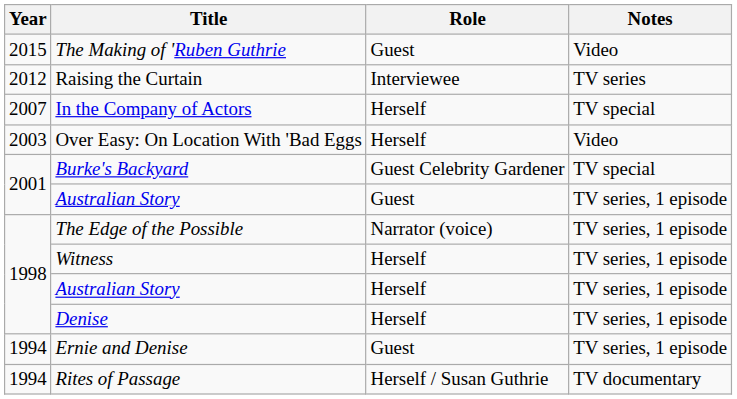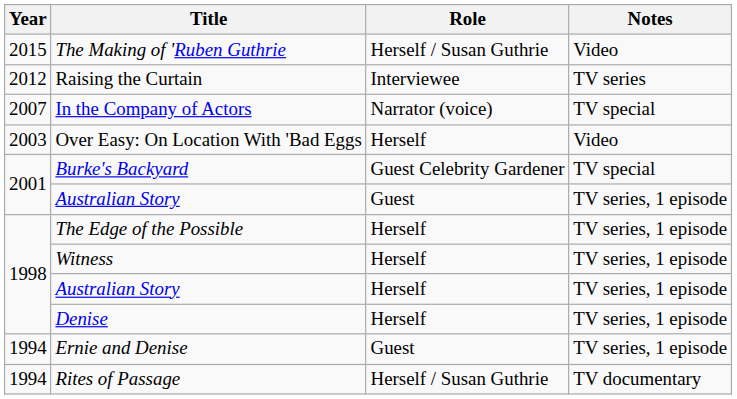(393, 49) Guest -> (459, 49) Herself / Susan Guthrie
(398, 109) Herself -> (432, 109) Narrator (voice)
(432, 229) Narrator (voice) -> (398, 229) Herself
